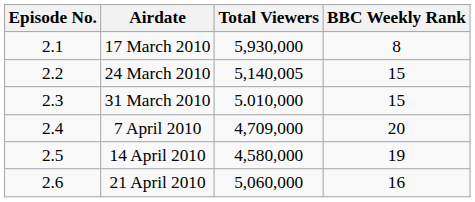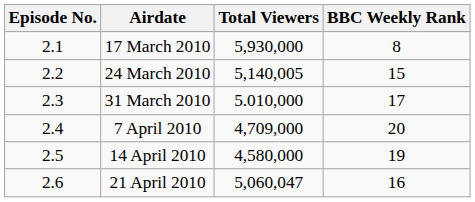(396, 100) 15 -> (396, 100) 17
(269, 182) 5,060,000 -> (269, 182) 5,060,047
